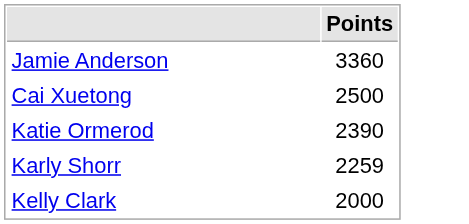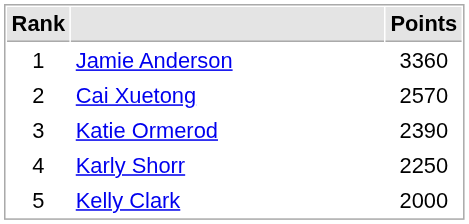+ column: (38, 24)
(360, 95) 2500 -> (424, 95) 2570
(360, 165) 2259 -> (424, 165) 2250
